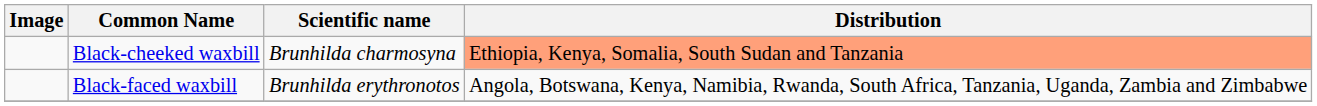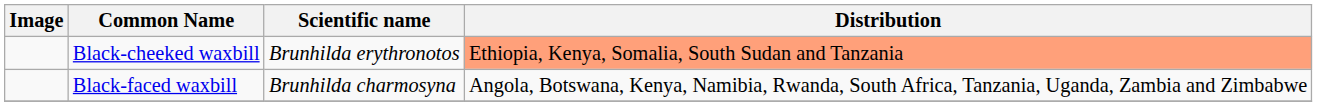(362, 52) Brunhilda charmosyna -> (364, 52) Brunhilda erythronotos
(364, 85) Brunhilda erythronotos -> (362, 85) Brunhilda charmosyna
